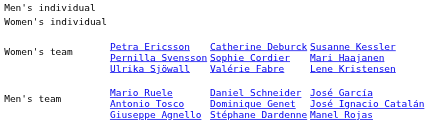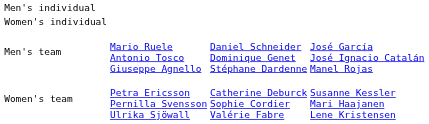rows swapped: (33, 99) <-> (38, 52)
